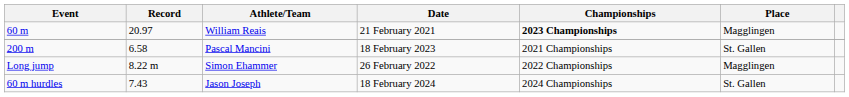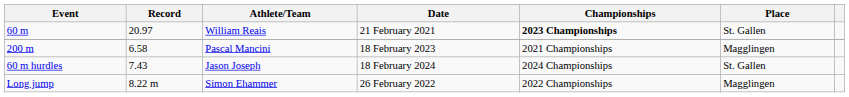(749, 31) Magglingen -> (744, 31) St. Gallen
(744, 48) St. Gallen -> (749, 48) Magglingen
rows swapped: (35, 83) <-> (30, 66)
